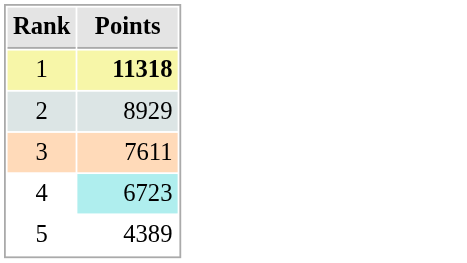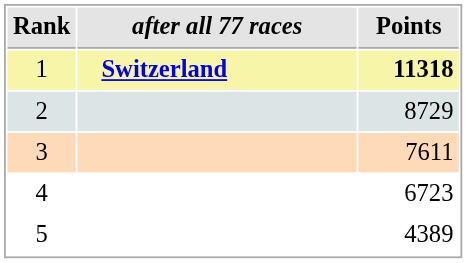+ column: (217, 26)
(148, 111) 8929 -> (429, 111) 8729
(148, 193) paleturquoise background -> (429, 193) no background
